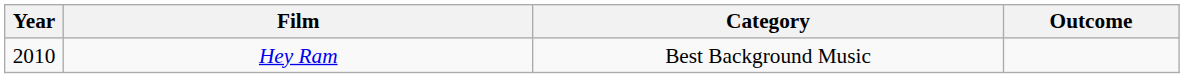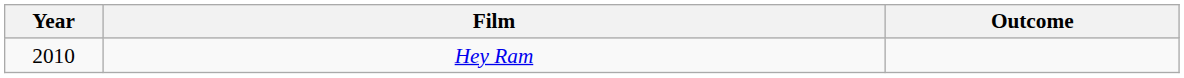- column: (768, 21)
